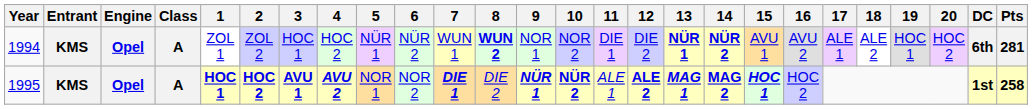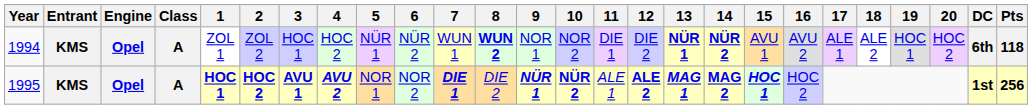(1012, 46) 281 -> (1012, 46) 118
(1012, 85) 258 -> (1012, 85) 256
